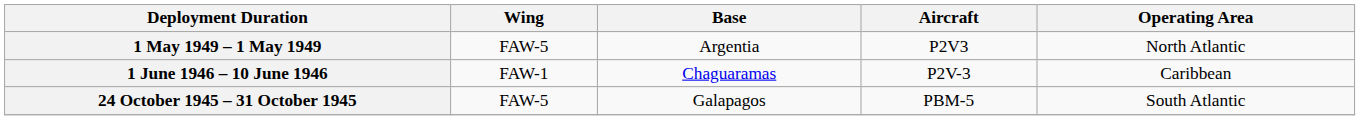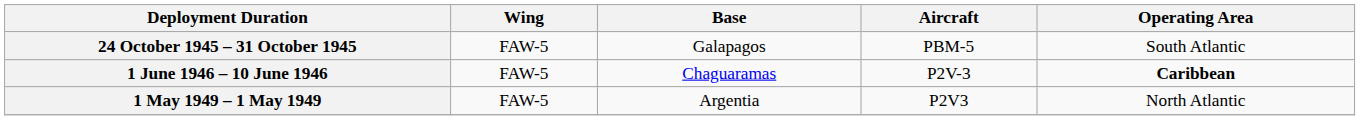rows swapped: (227, 100) <-> (227, 45)
(524, 73) FAW-1 -> (524, 73) FAW-5
(1196, 73) normal -> (1196, 73) bold
